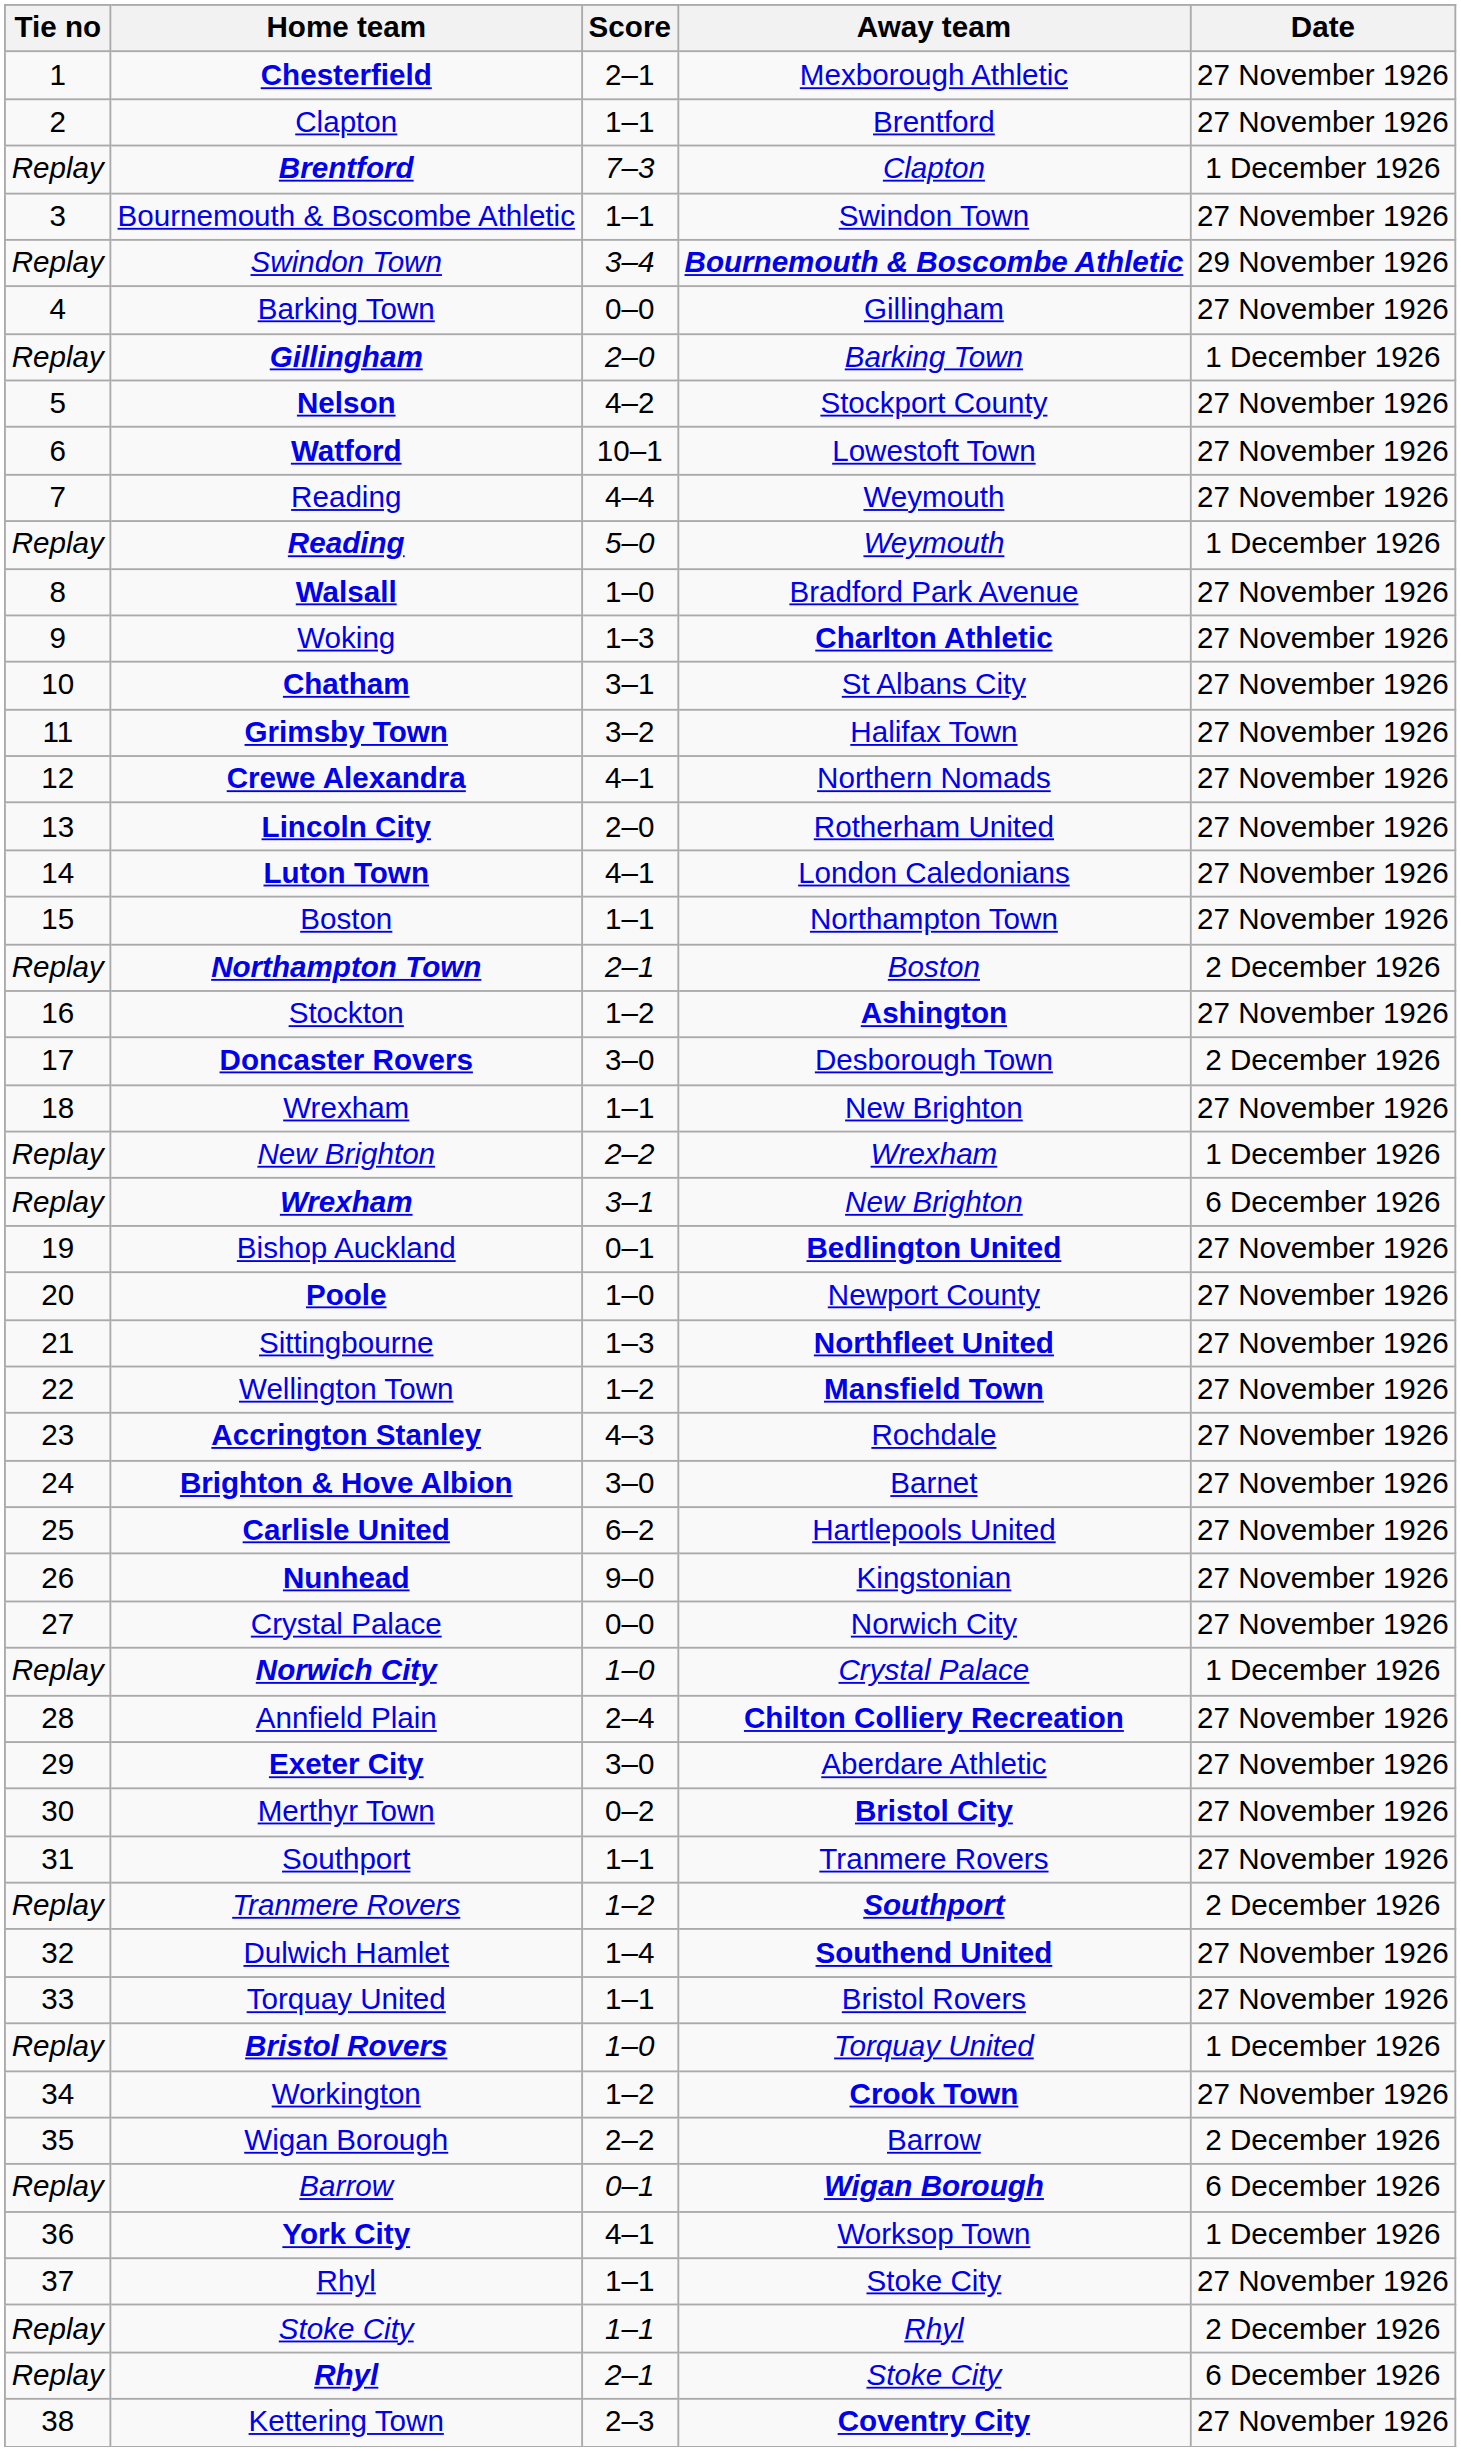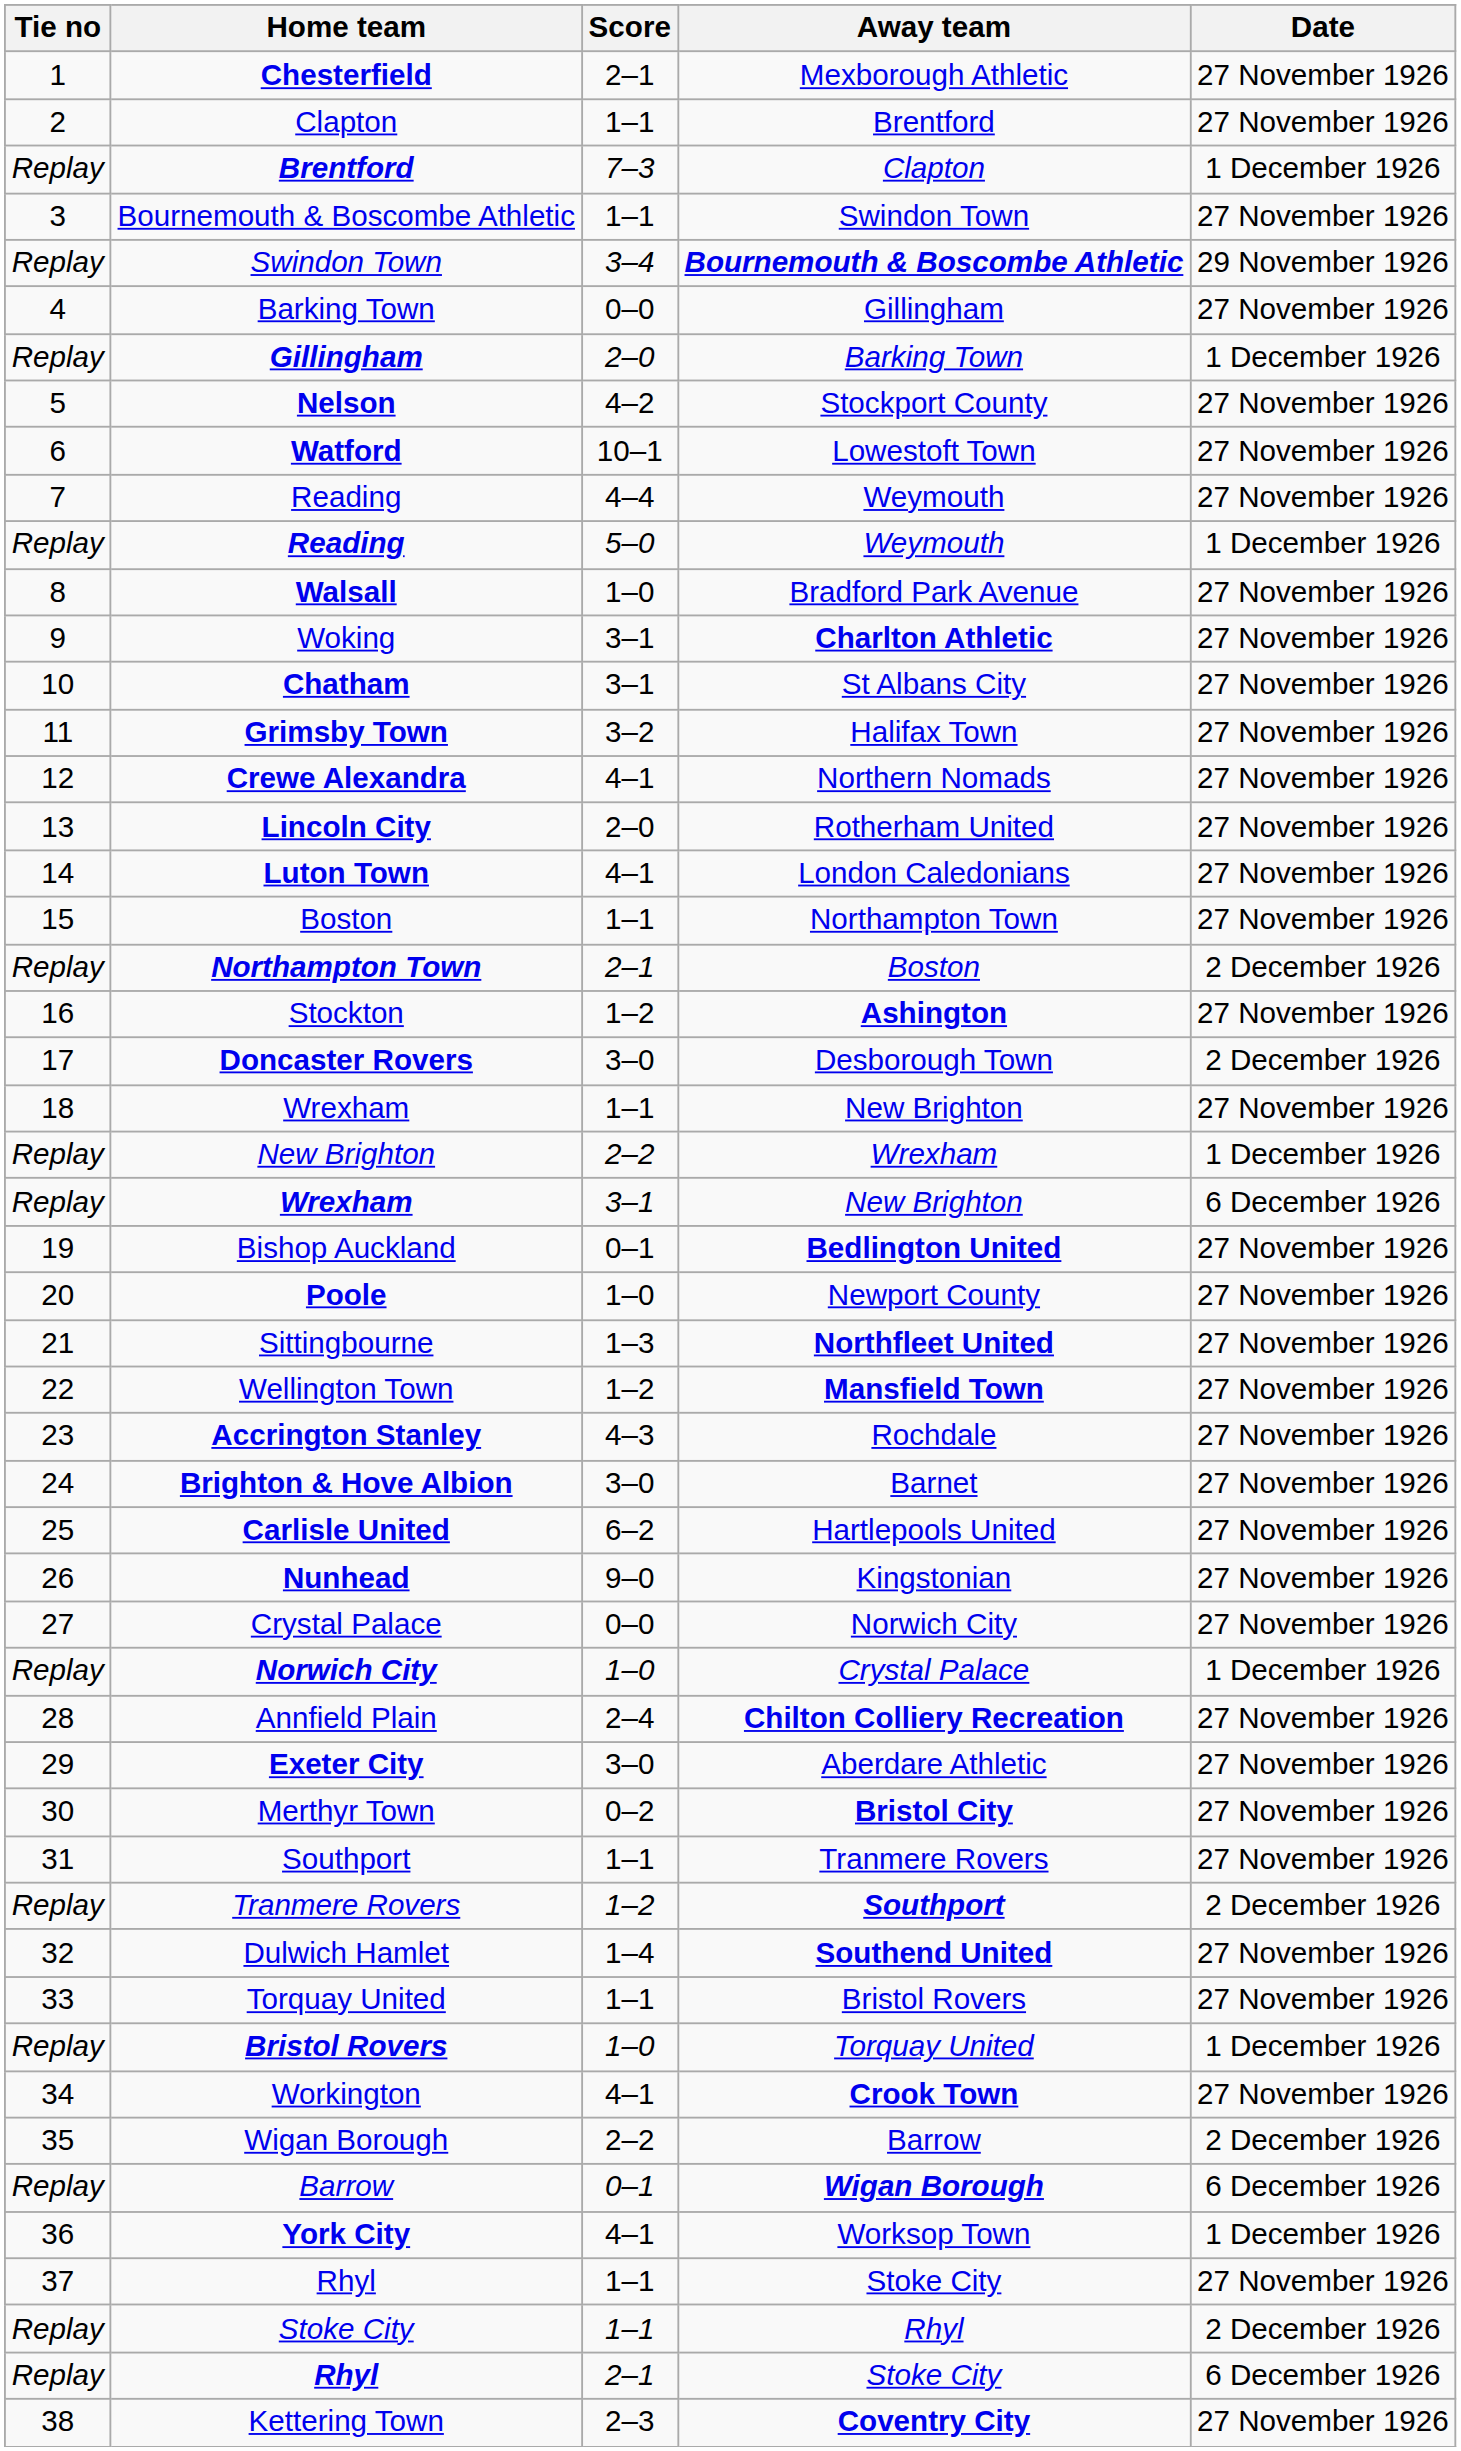(630, 638) 1–3 -> (630, 638) 3–1
(630, 2093) 1–2 -> (630, 2093) 4–1
